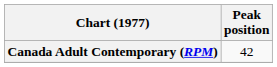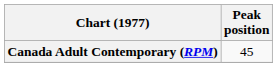(247, 51) 42 -> (247, 51) 45
